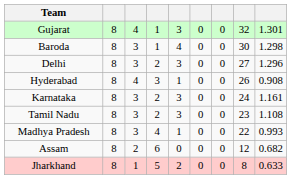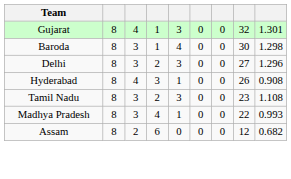- row: (54, 98)
- row: (54, 166)
